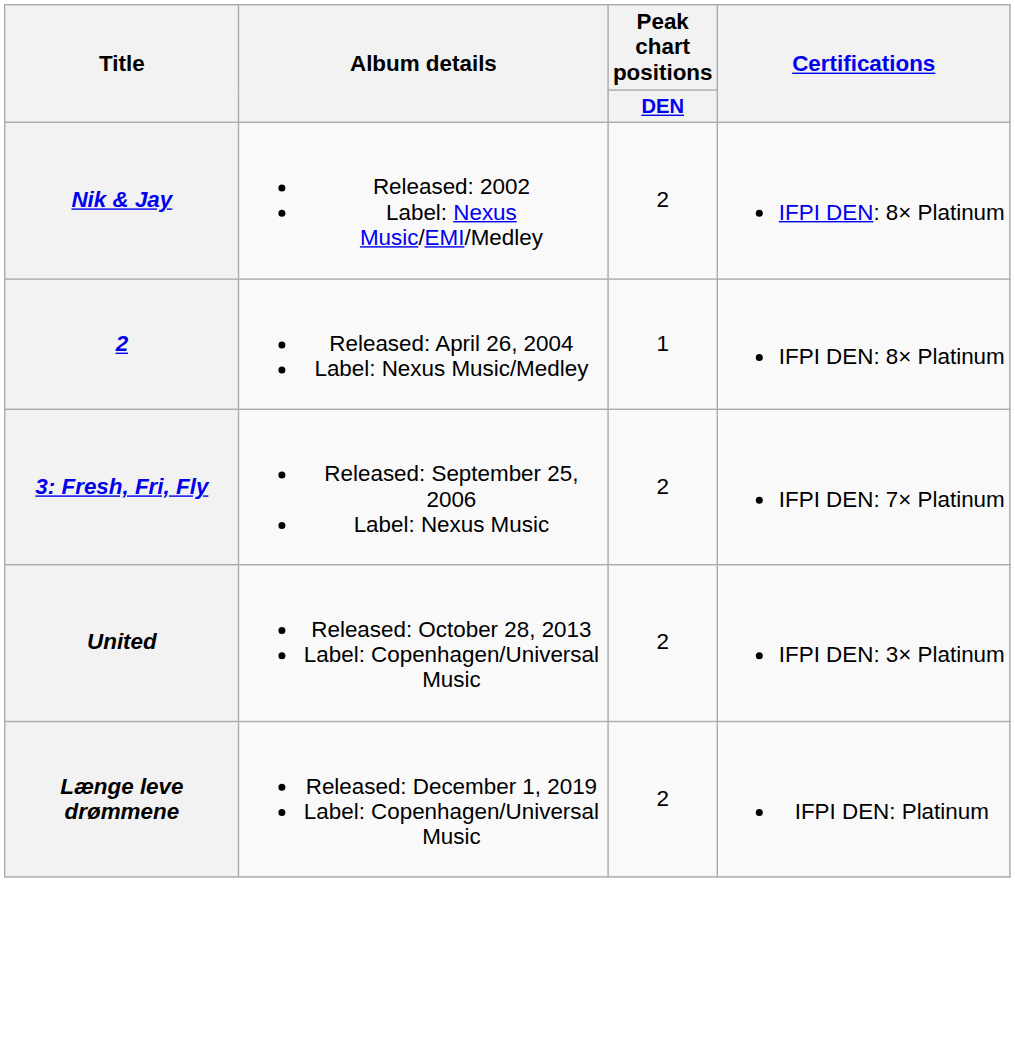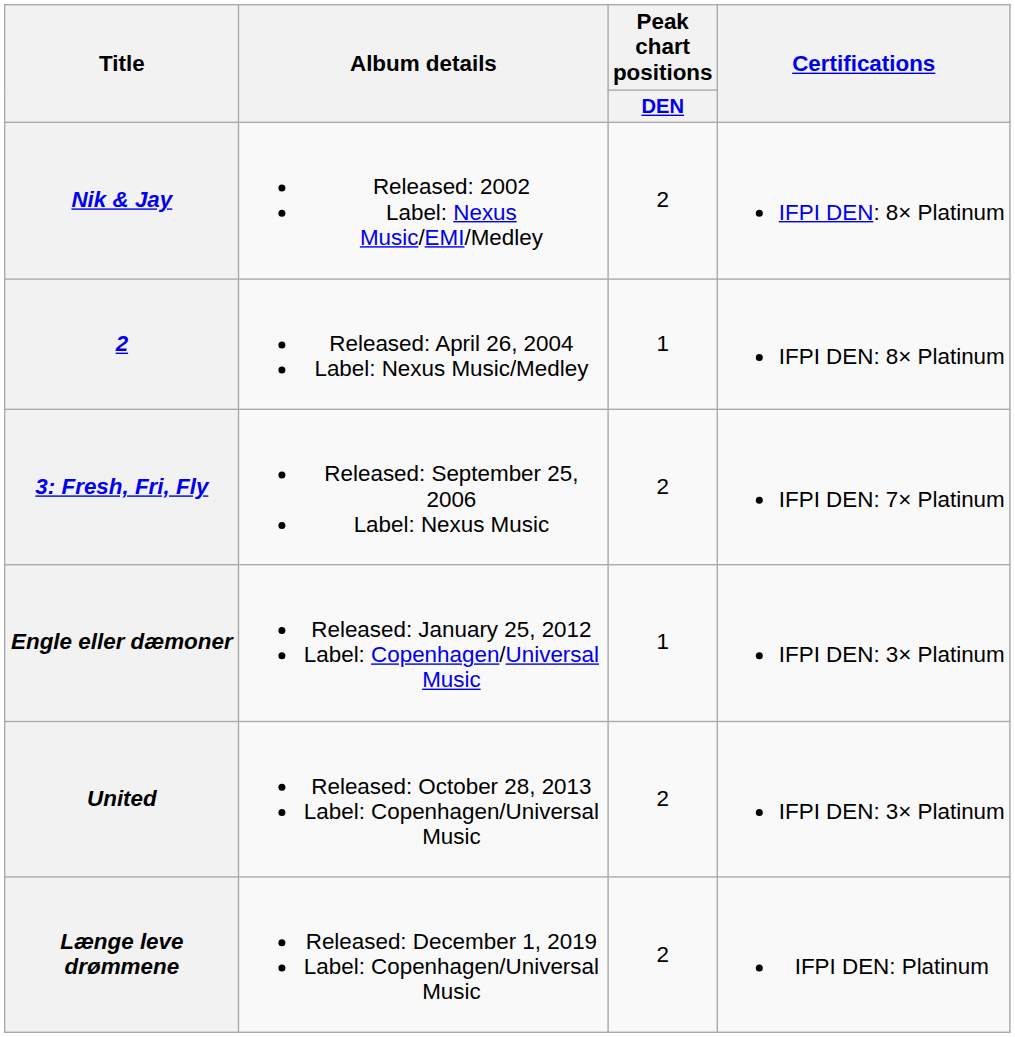+ row: (122, 642)
